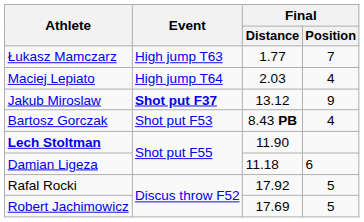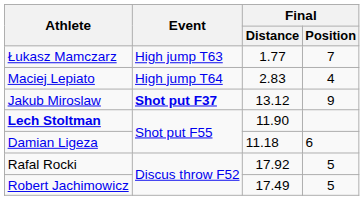(272, 79) 2.03 -> (272, 79) 2.83
- row: (58, 121)
(272, 207) 17.69 -> (272, 185) 17.49
